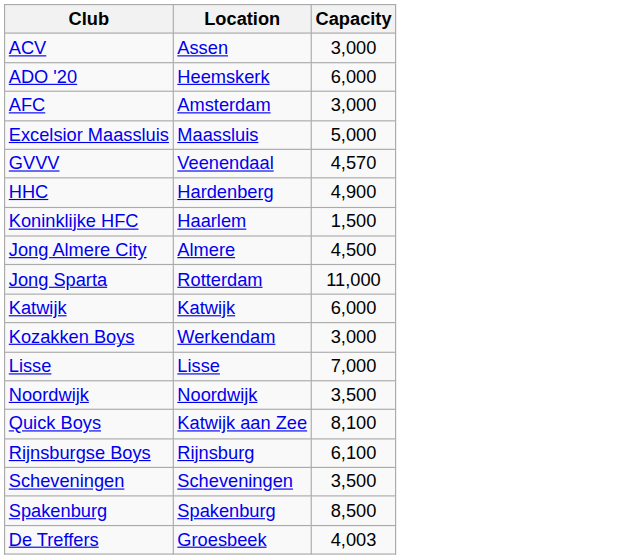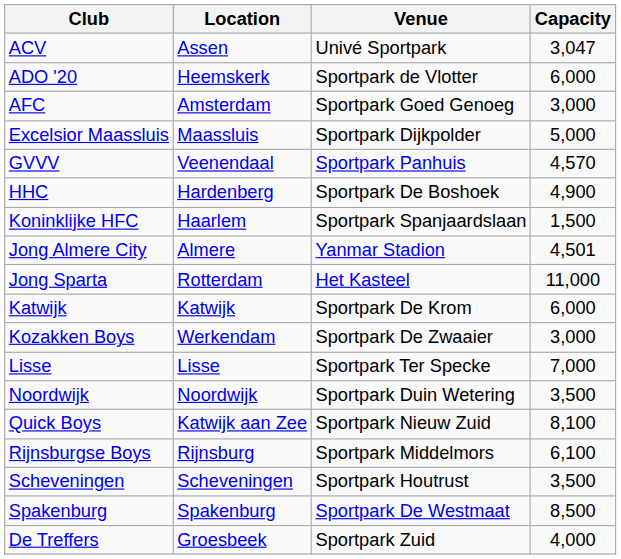+ column: (421, 18)
(354, 47) 3,000 -> (573, 47) 3,047
(354, 250) 4,500 -> (573, 250) 4,501
(354, 539) 4,003 -> (573, 539) 4,000
